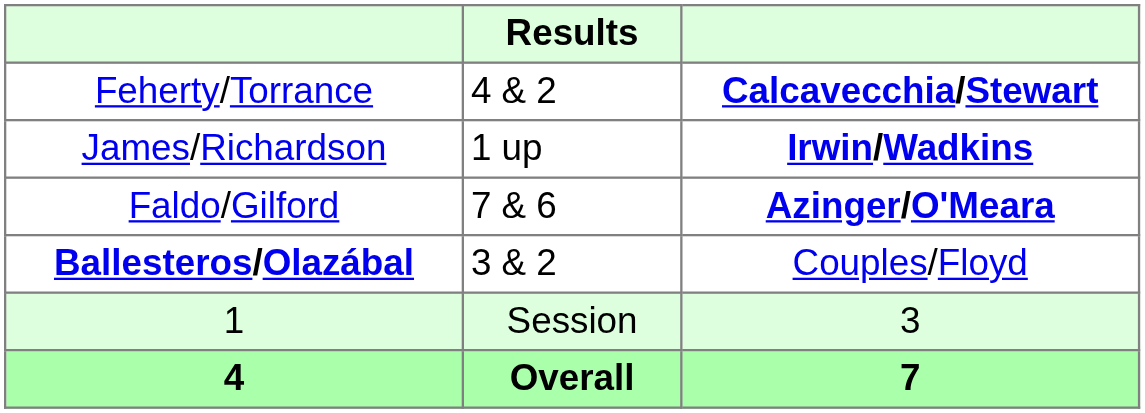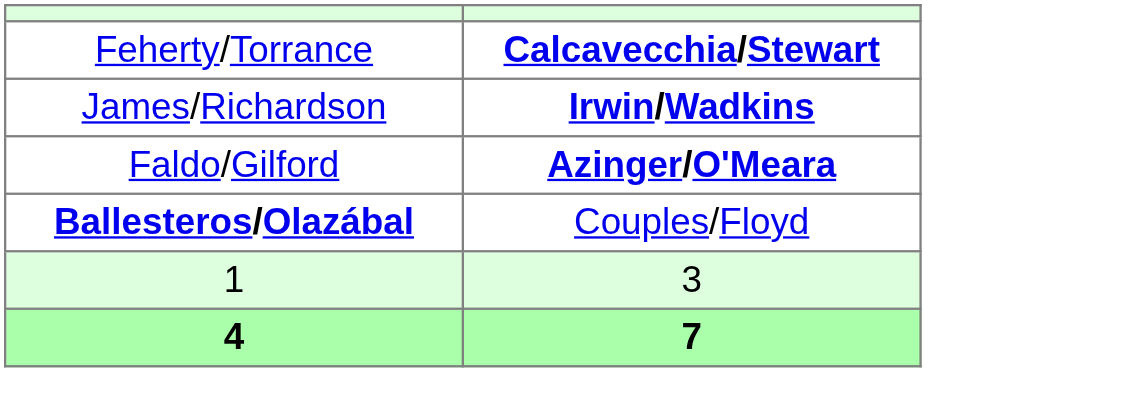- column: (572, 33)
